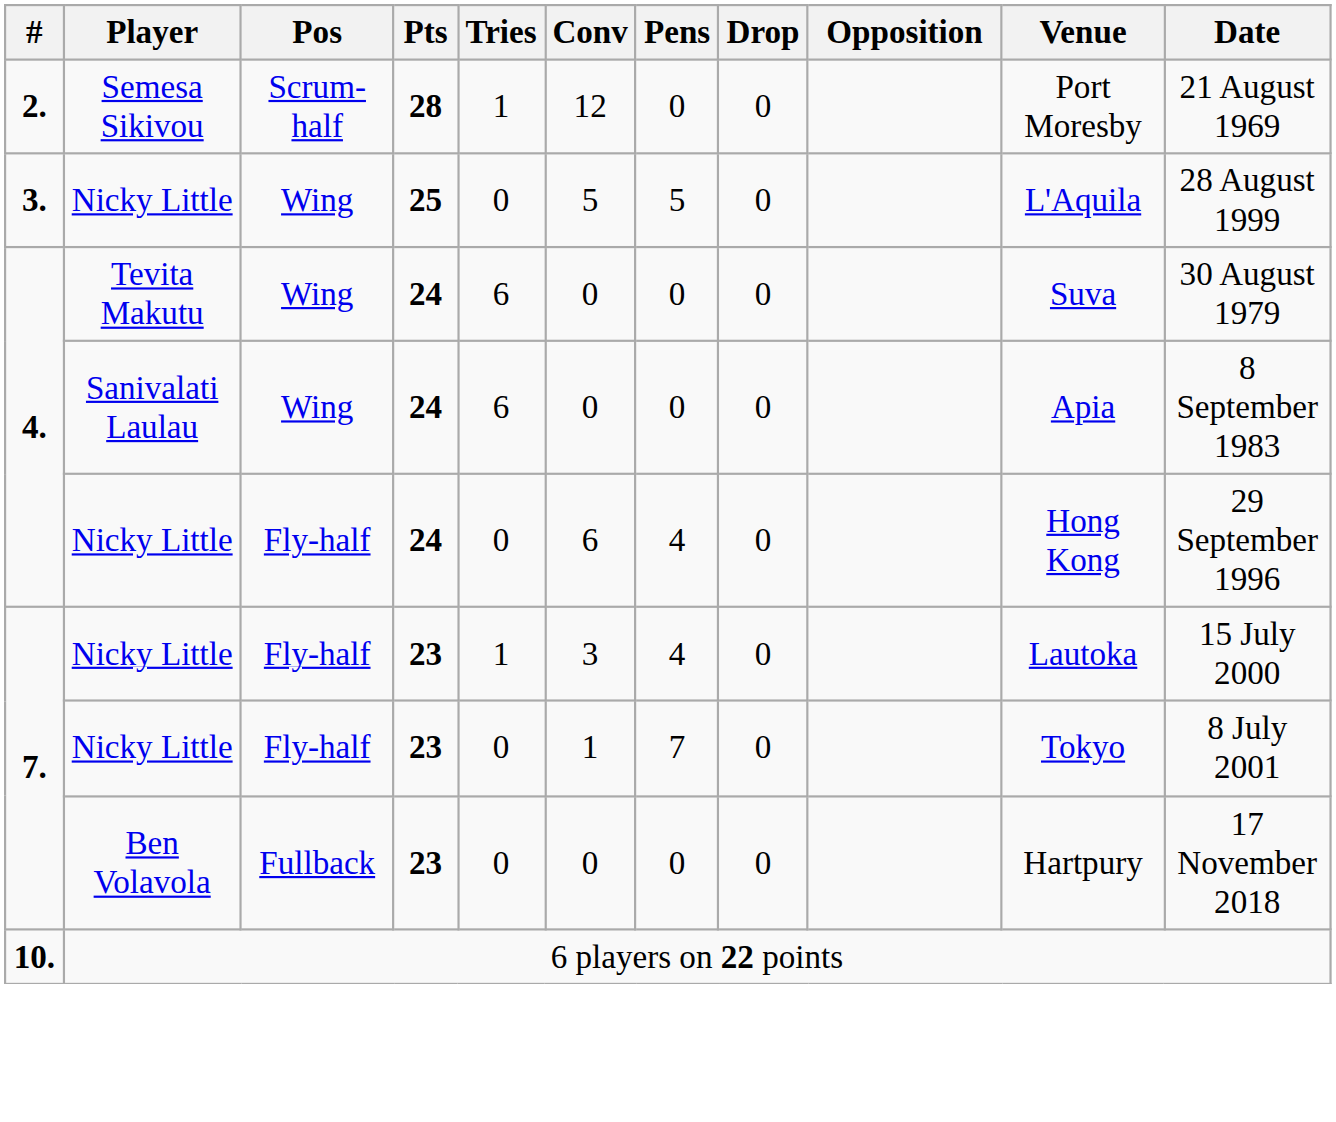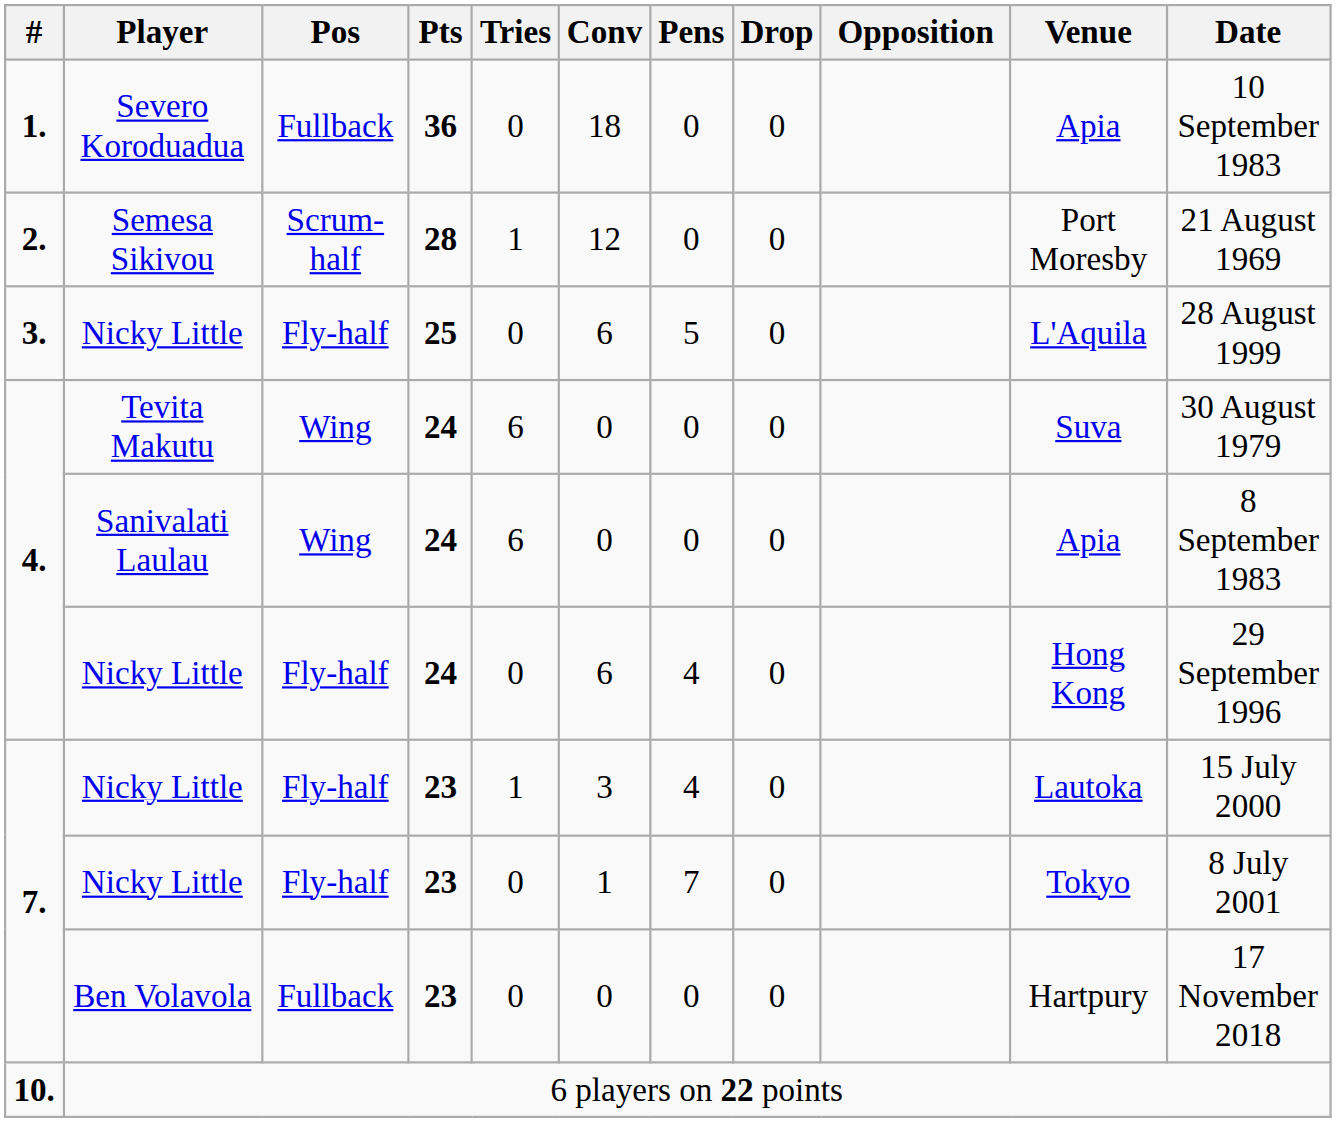+ row: (34, 125)
(317, 200) Wing -> (335, 333) Fly-half
(590, 200) 5 -> (604, 333) 6
